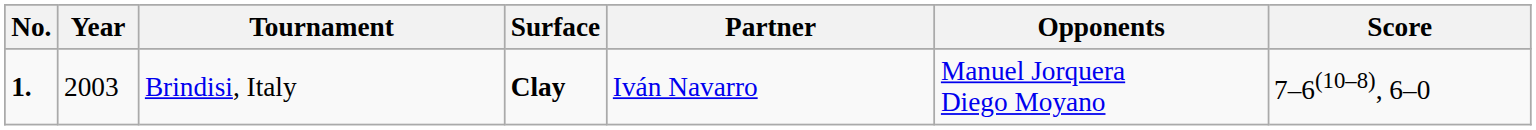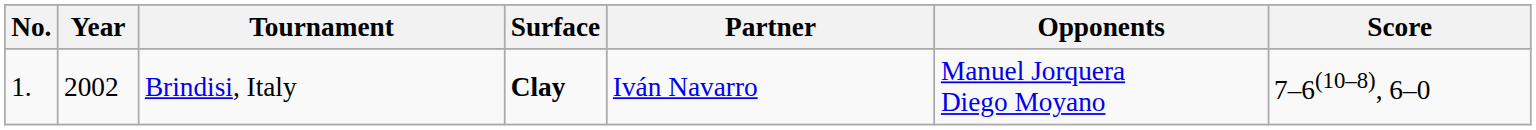(21, 86) bold -> (21, 86) normal
(91, 86) 2003 -> (91, 86) 2002
